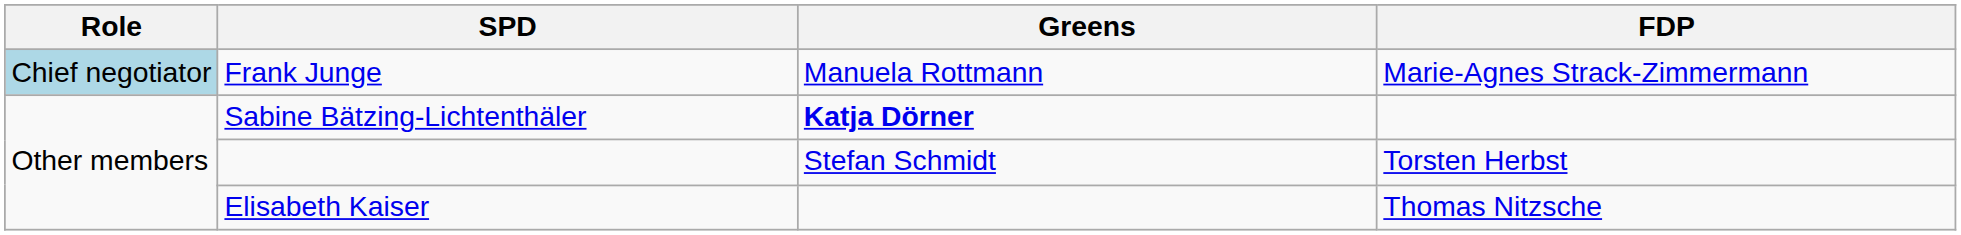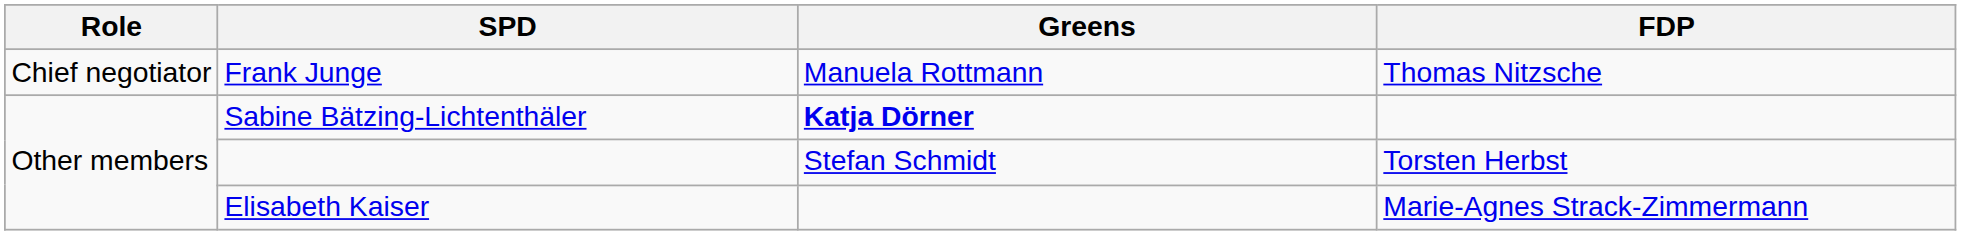(111, 71) lightblue background -> (111, 71) no background
(1596, 71) Marie-Agnes Strack-Zimmermann -> (1493, 71) Thomas Nitzsche
(1493, 206) Thomas Nitzsche -> (1596, 206) Marie-Agnes Strack-Zimmermann
